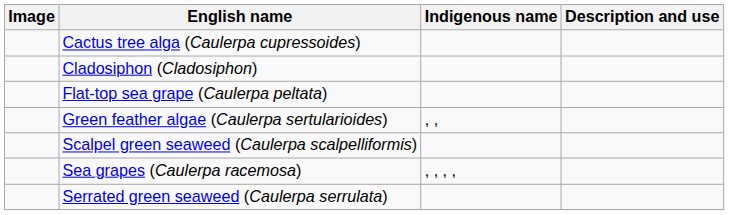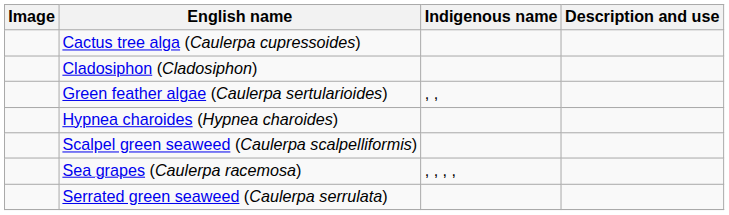- row: (195, 94)
+ row: (200, 119)
